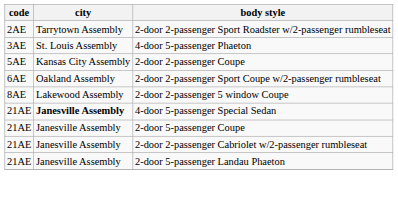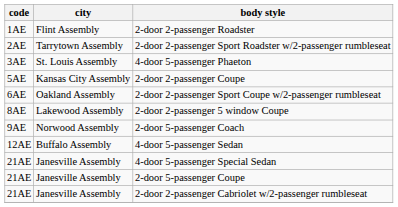+ row: (195, 29)
+ row: (190, 128)
+ row: (189, 144)
(80, 111) bold -> (78, 161) normal
- row: (210, 161)
